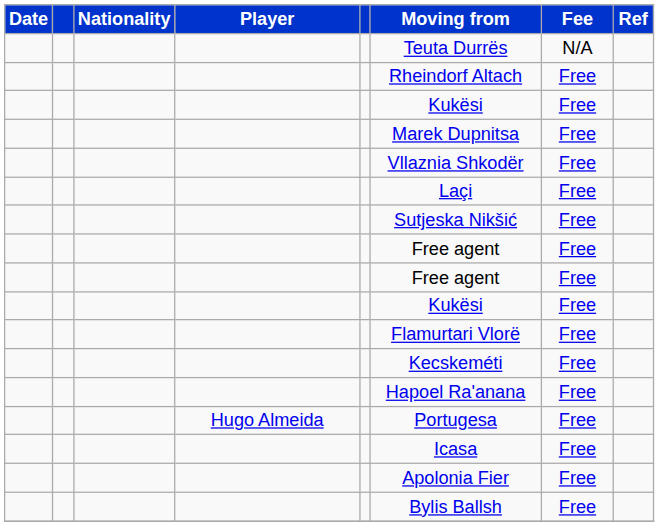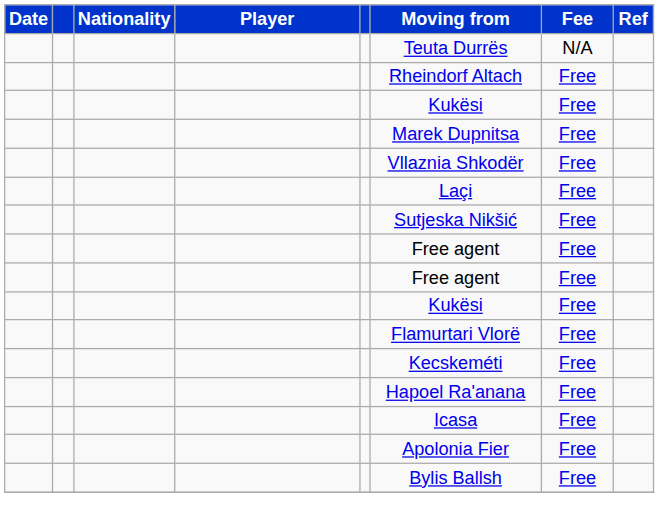- row: (29, 421)
